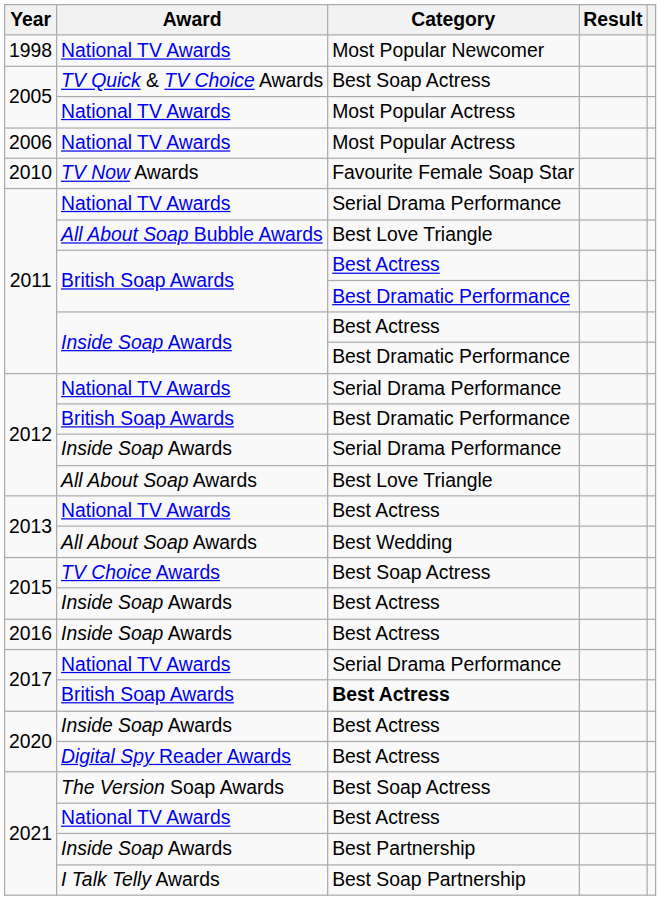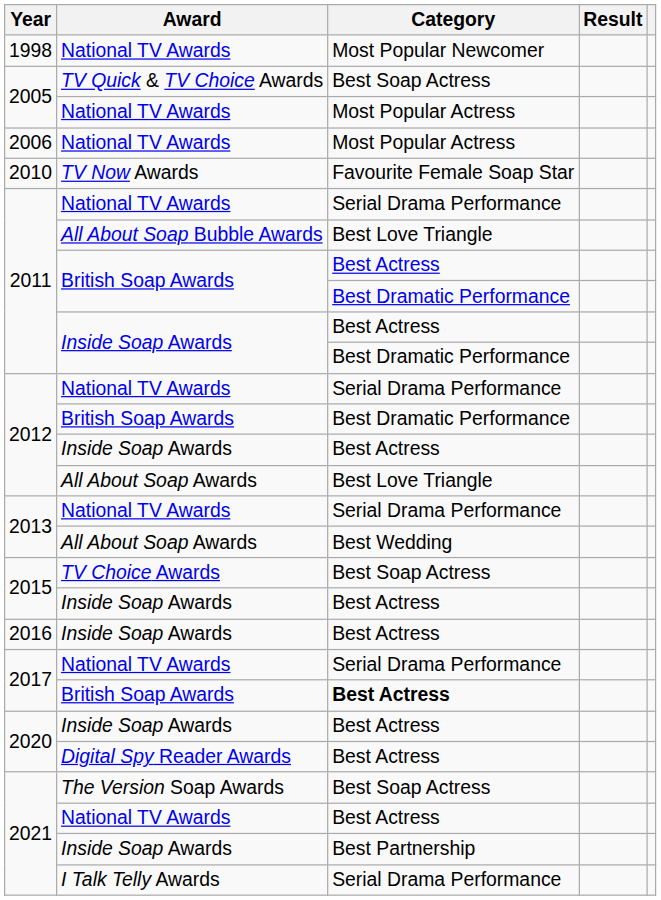(447, 449) Serial Drama Performance -> (386, 449) Best Actress
(386, 511) Best Actress -> (447, 511) Serial Drama Performance
(429, 879) Best Soap Partnership -> (447, 879) Serial Drama Performance
